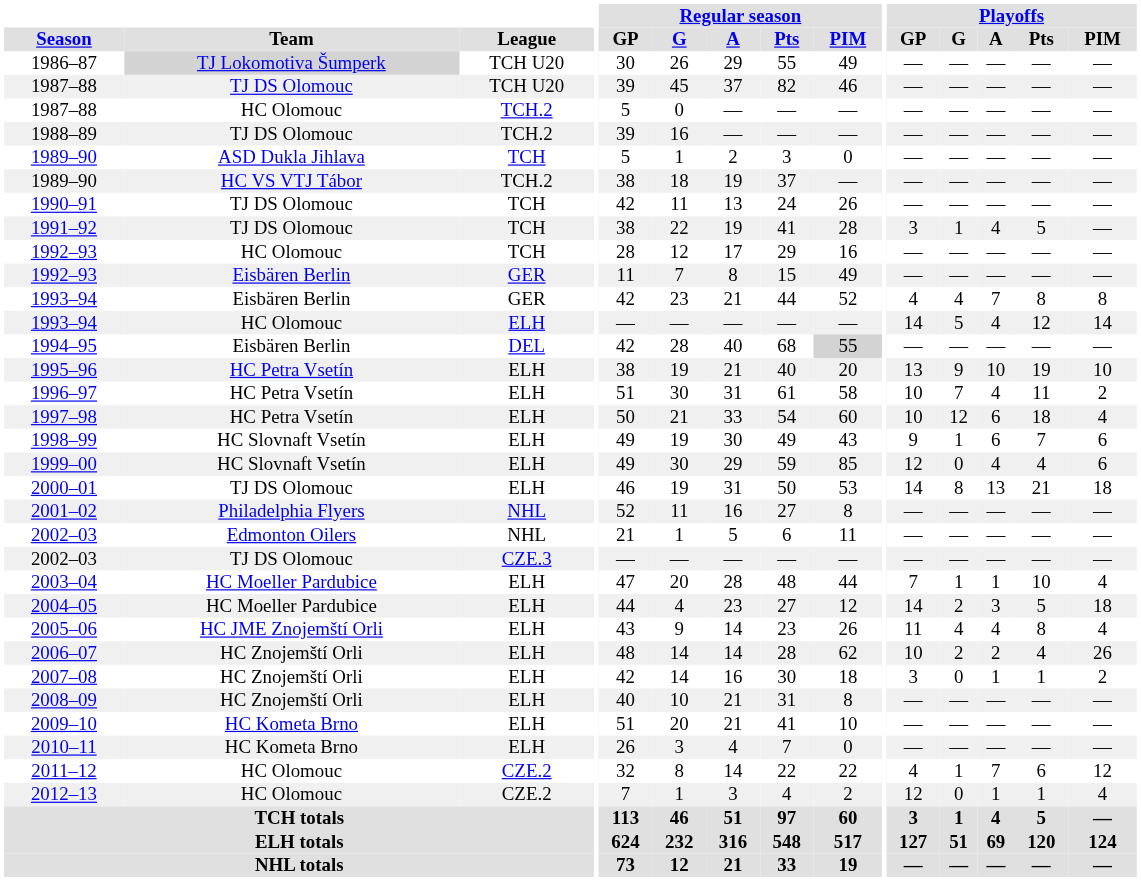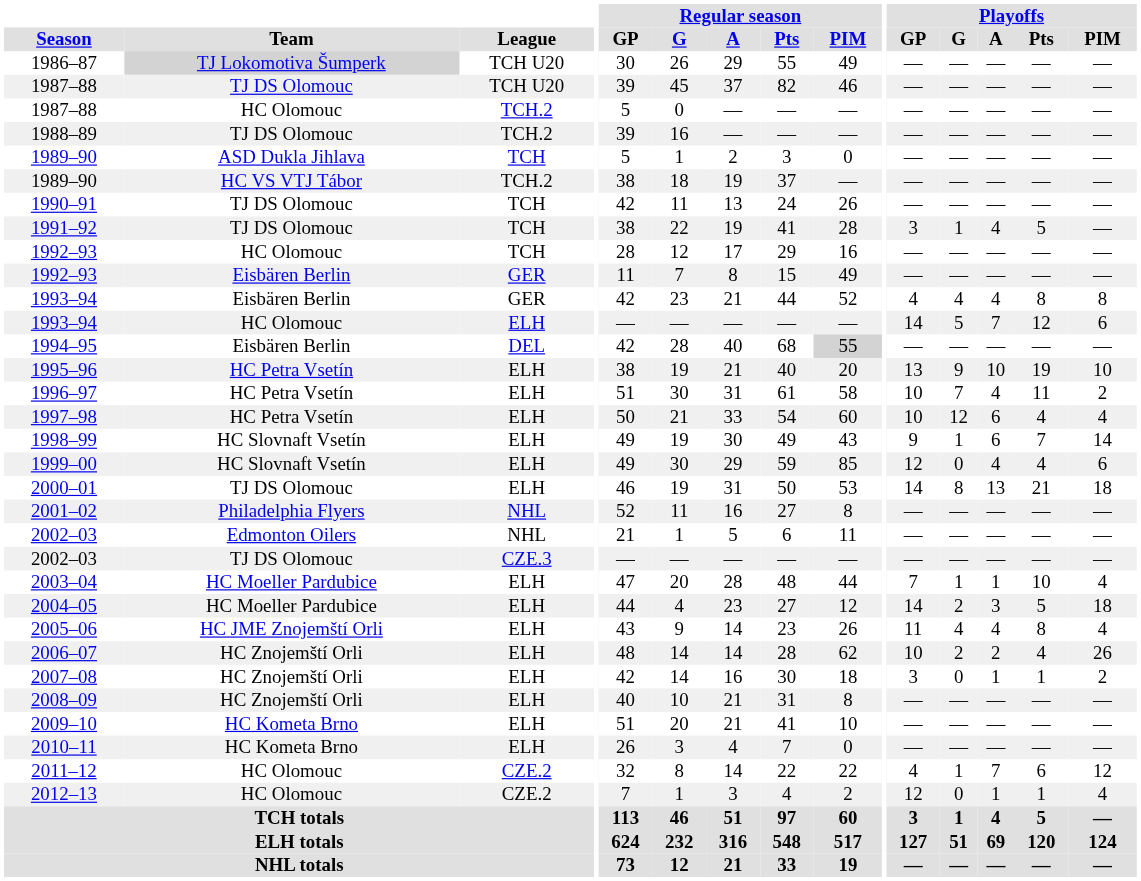(996, 298) 7 -> (996, 298) 4
(996, 322) 4 -> (996, 322) 7
(1102, 322) 14 -> (1102, 322) 6
(1041, 416) 18 -> (1041, 416) 4
(1102, 440) 6 -> (1102, 440) 14
